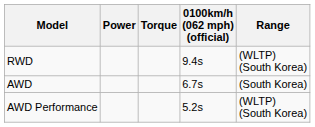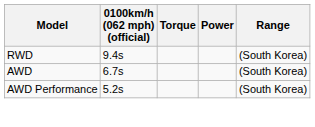columns swapped: (119, 26) <-> (208, 26)
(273, 61) (WLTP) (South Korea) -> (273, 55) (South Korea)
(273, 108) (WLTP) (South Korea) -> (273, 90) (South Korea)
